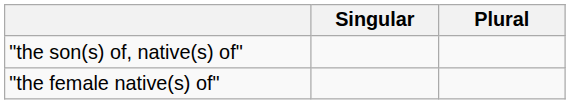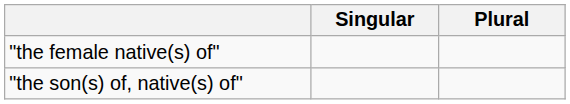rows swapped: (126, 51) <-> (114, 83)
